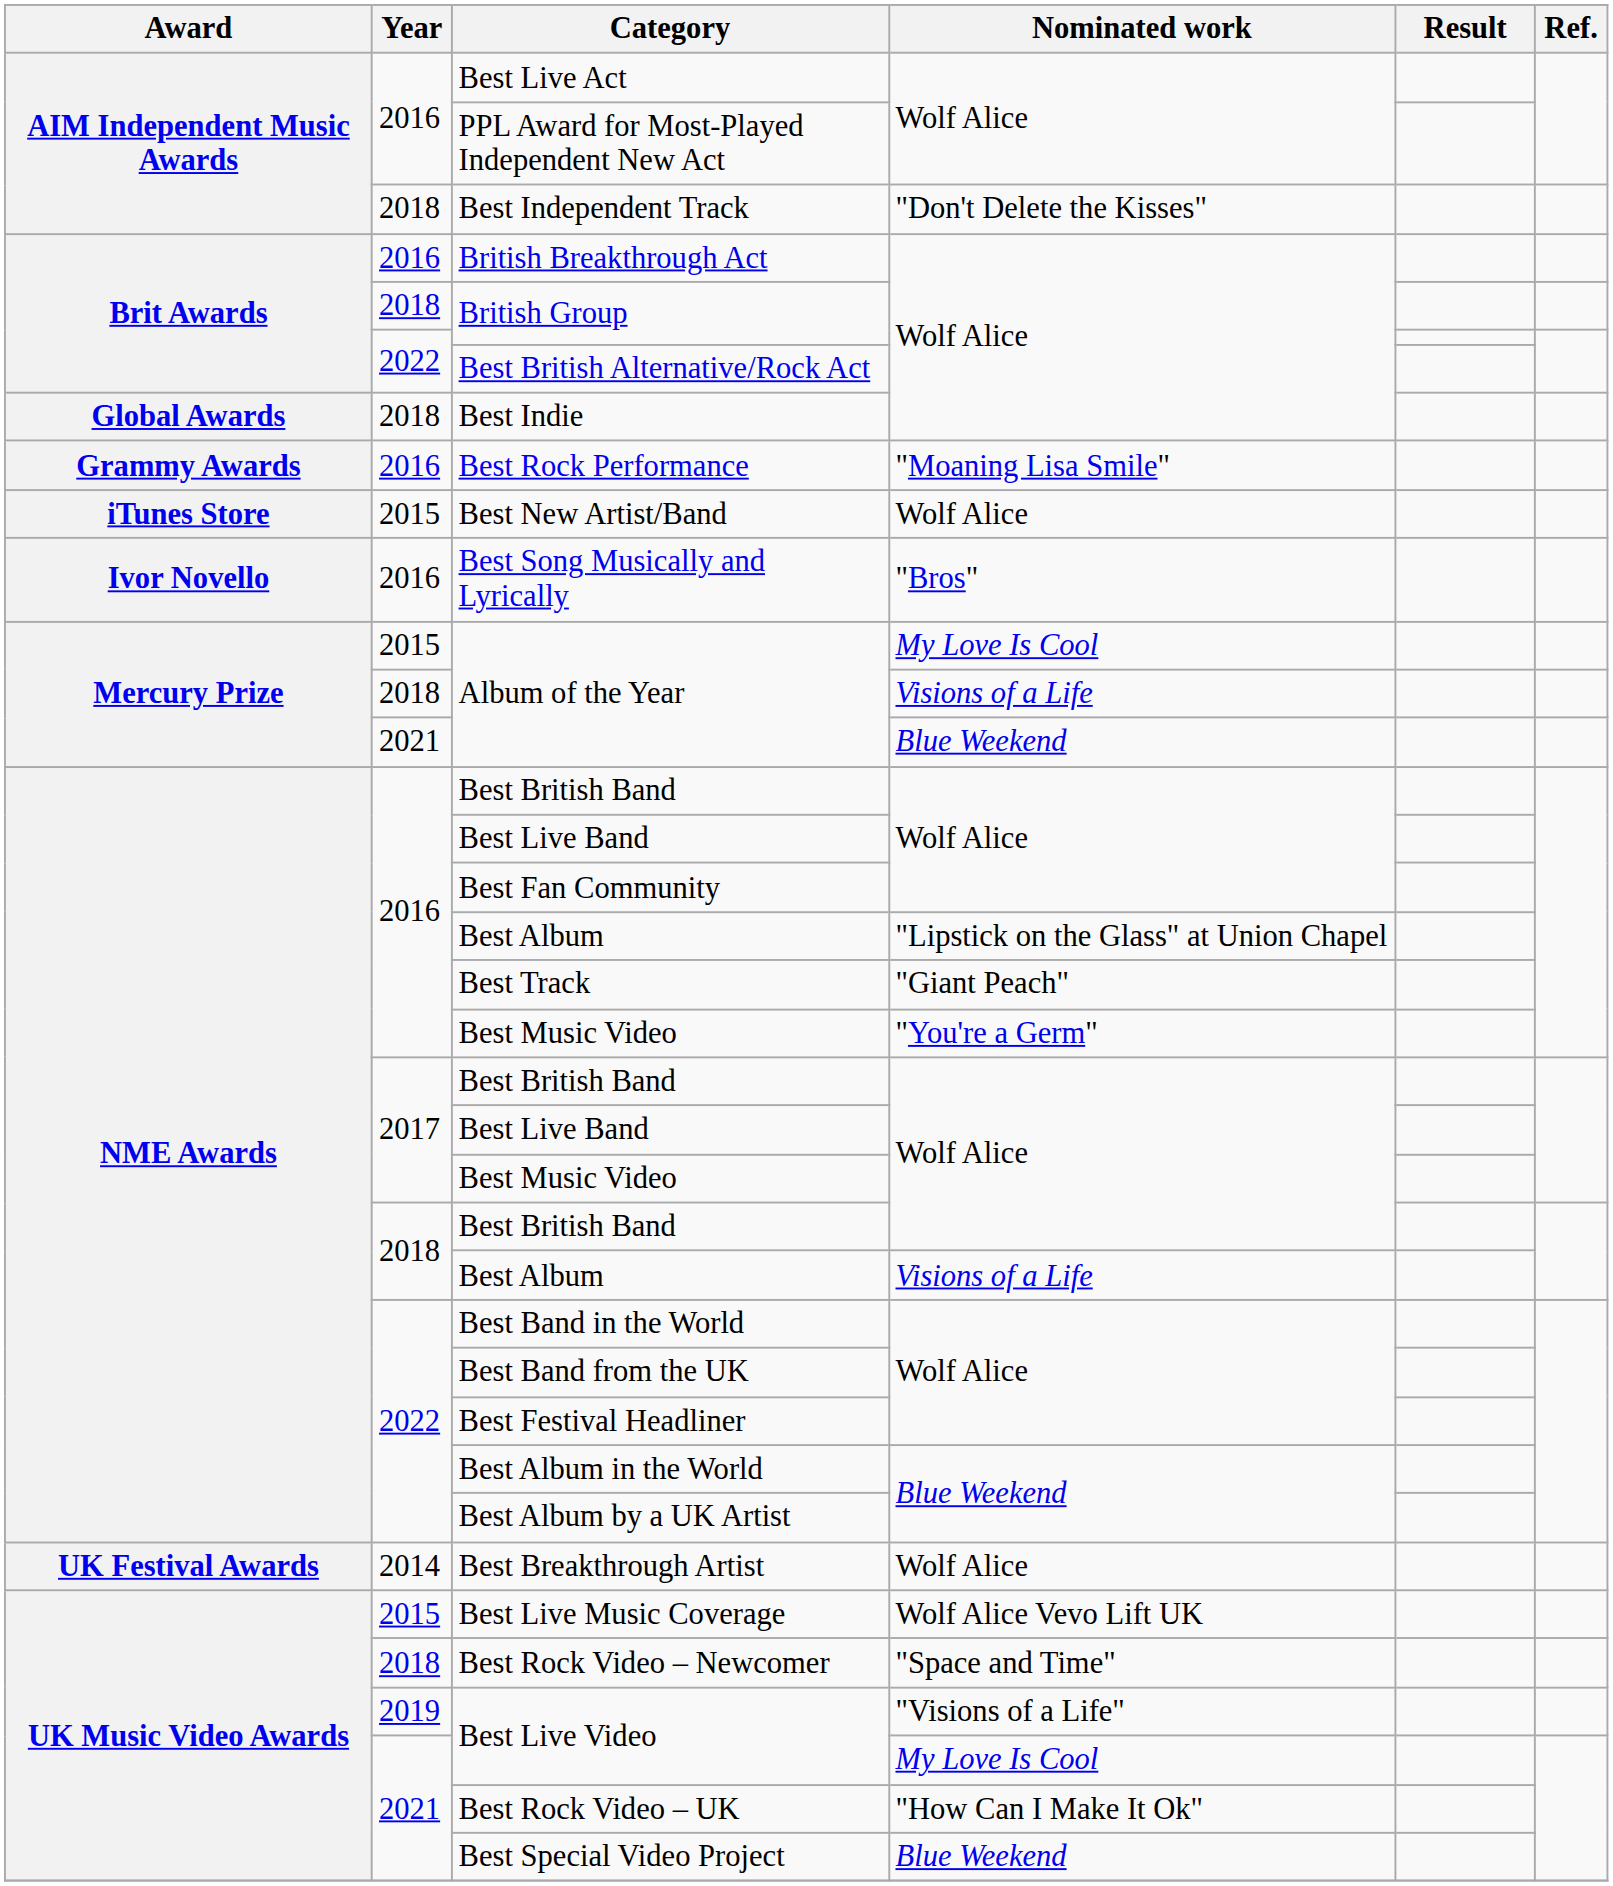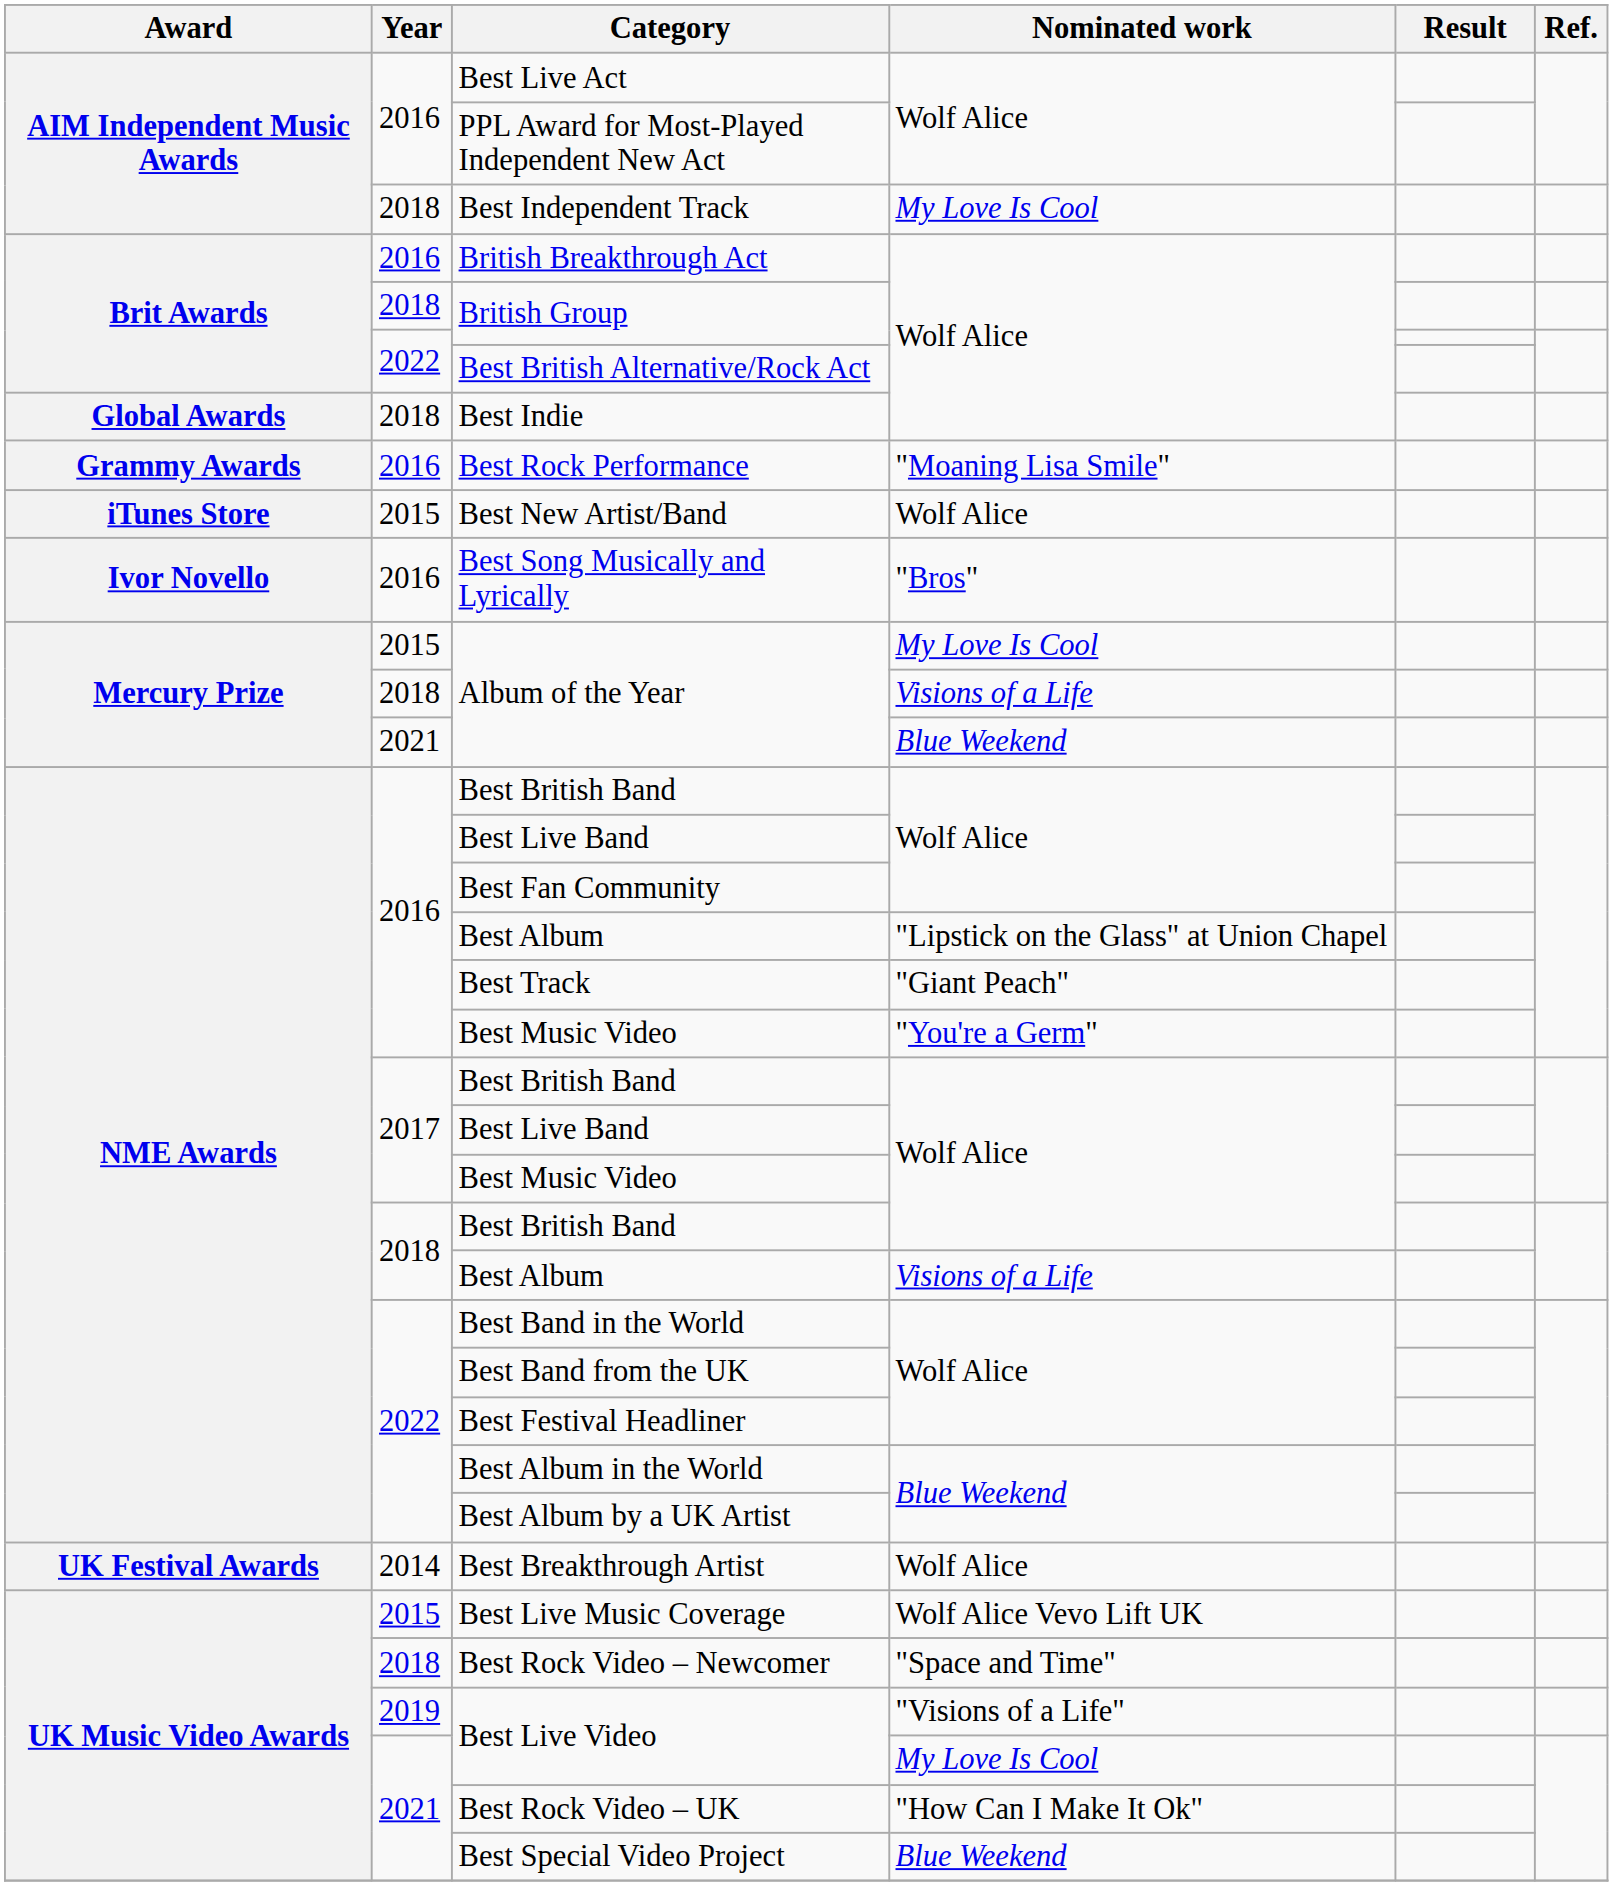(1051, 208) "Don't Delete the Kisses" -> (997, 208) My Love Is Cool
